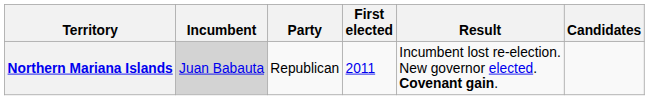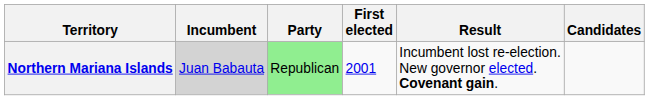(305, 68) no background -> (305, 68) lightgreen background
(360, 68) 2011 -> (361, 68) 2001
